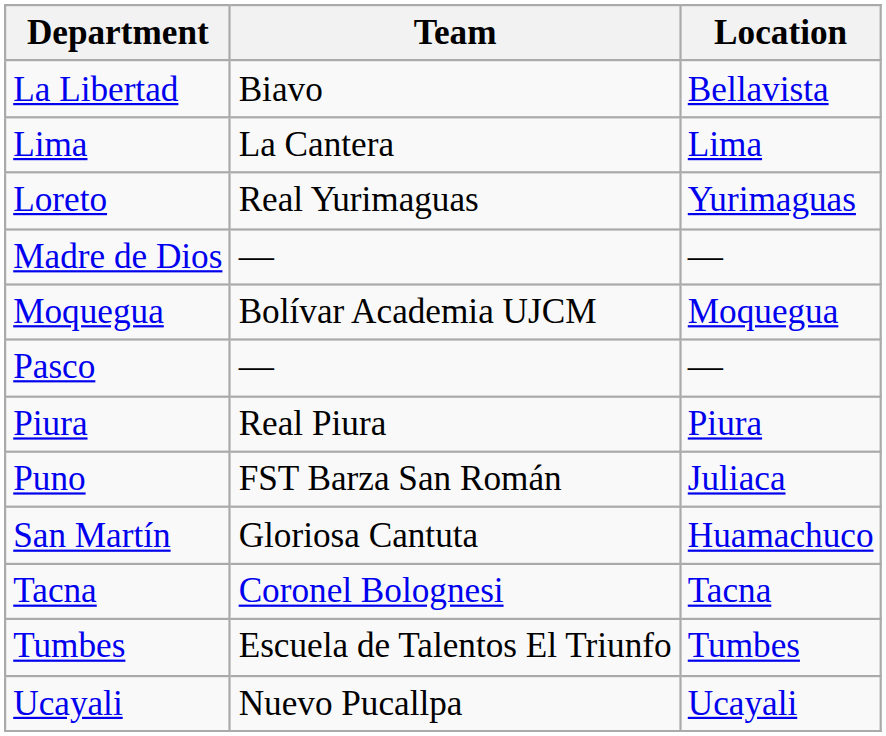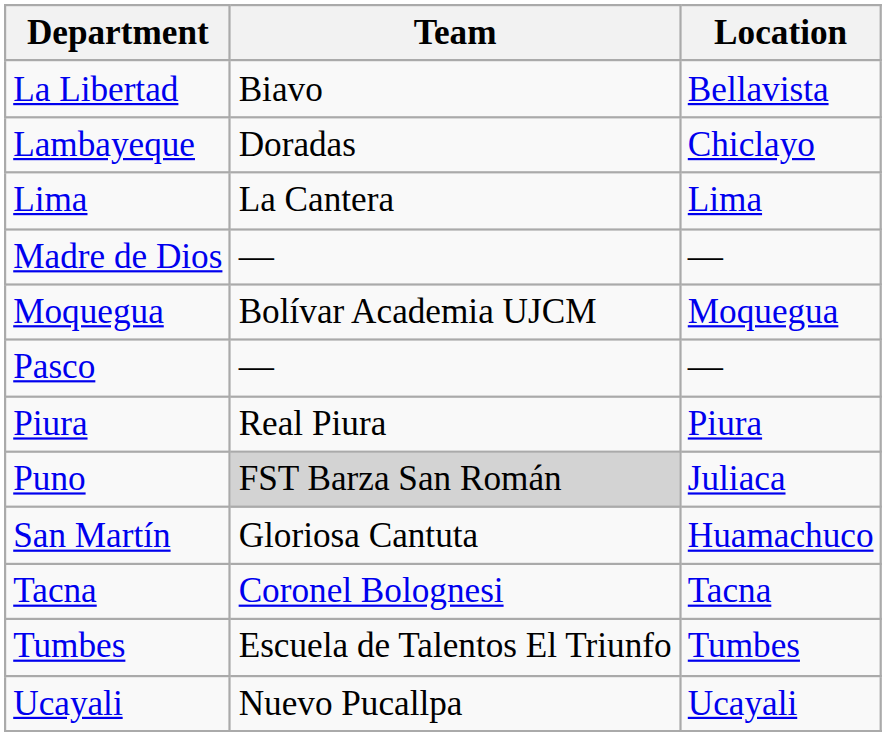+ row: (104, 144)
- row: (60, 199)
(400, 479) no background -> (400, 479) lightgrey background
